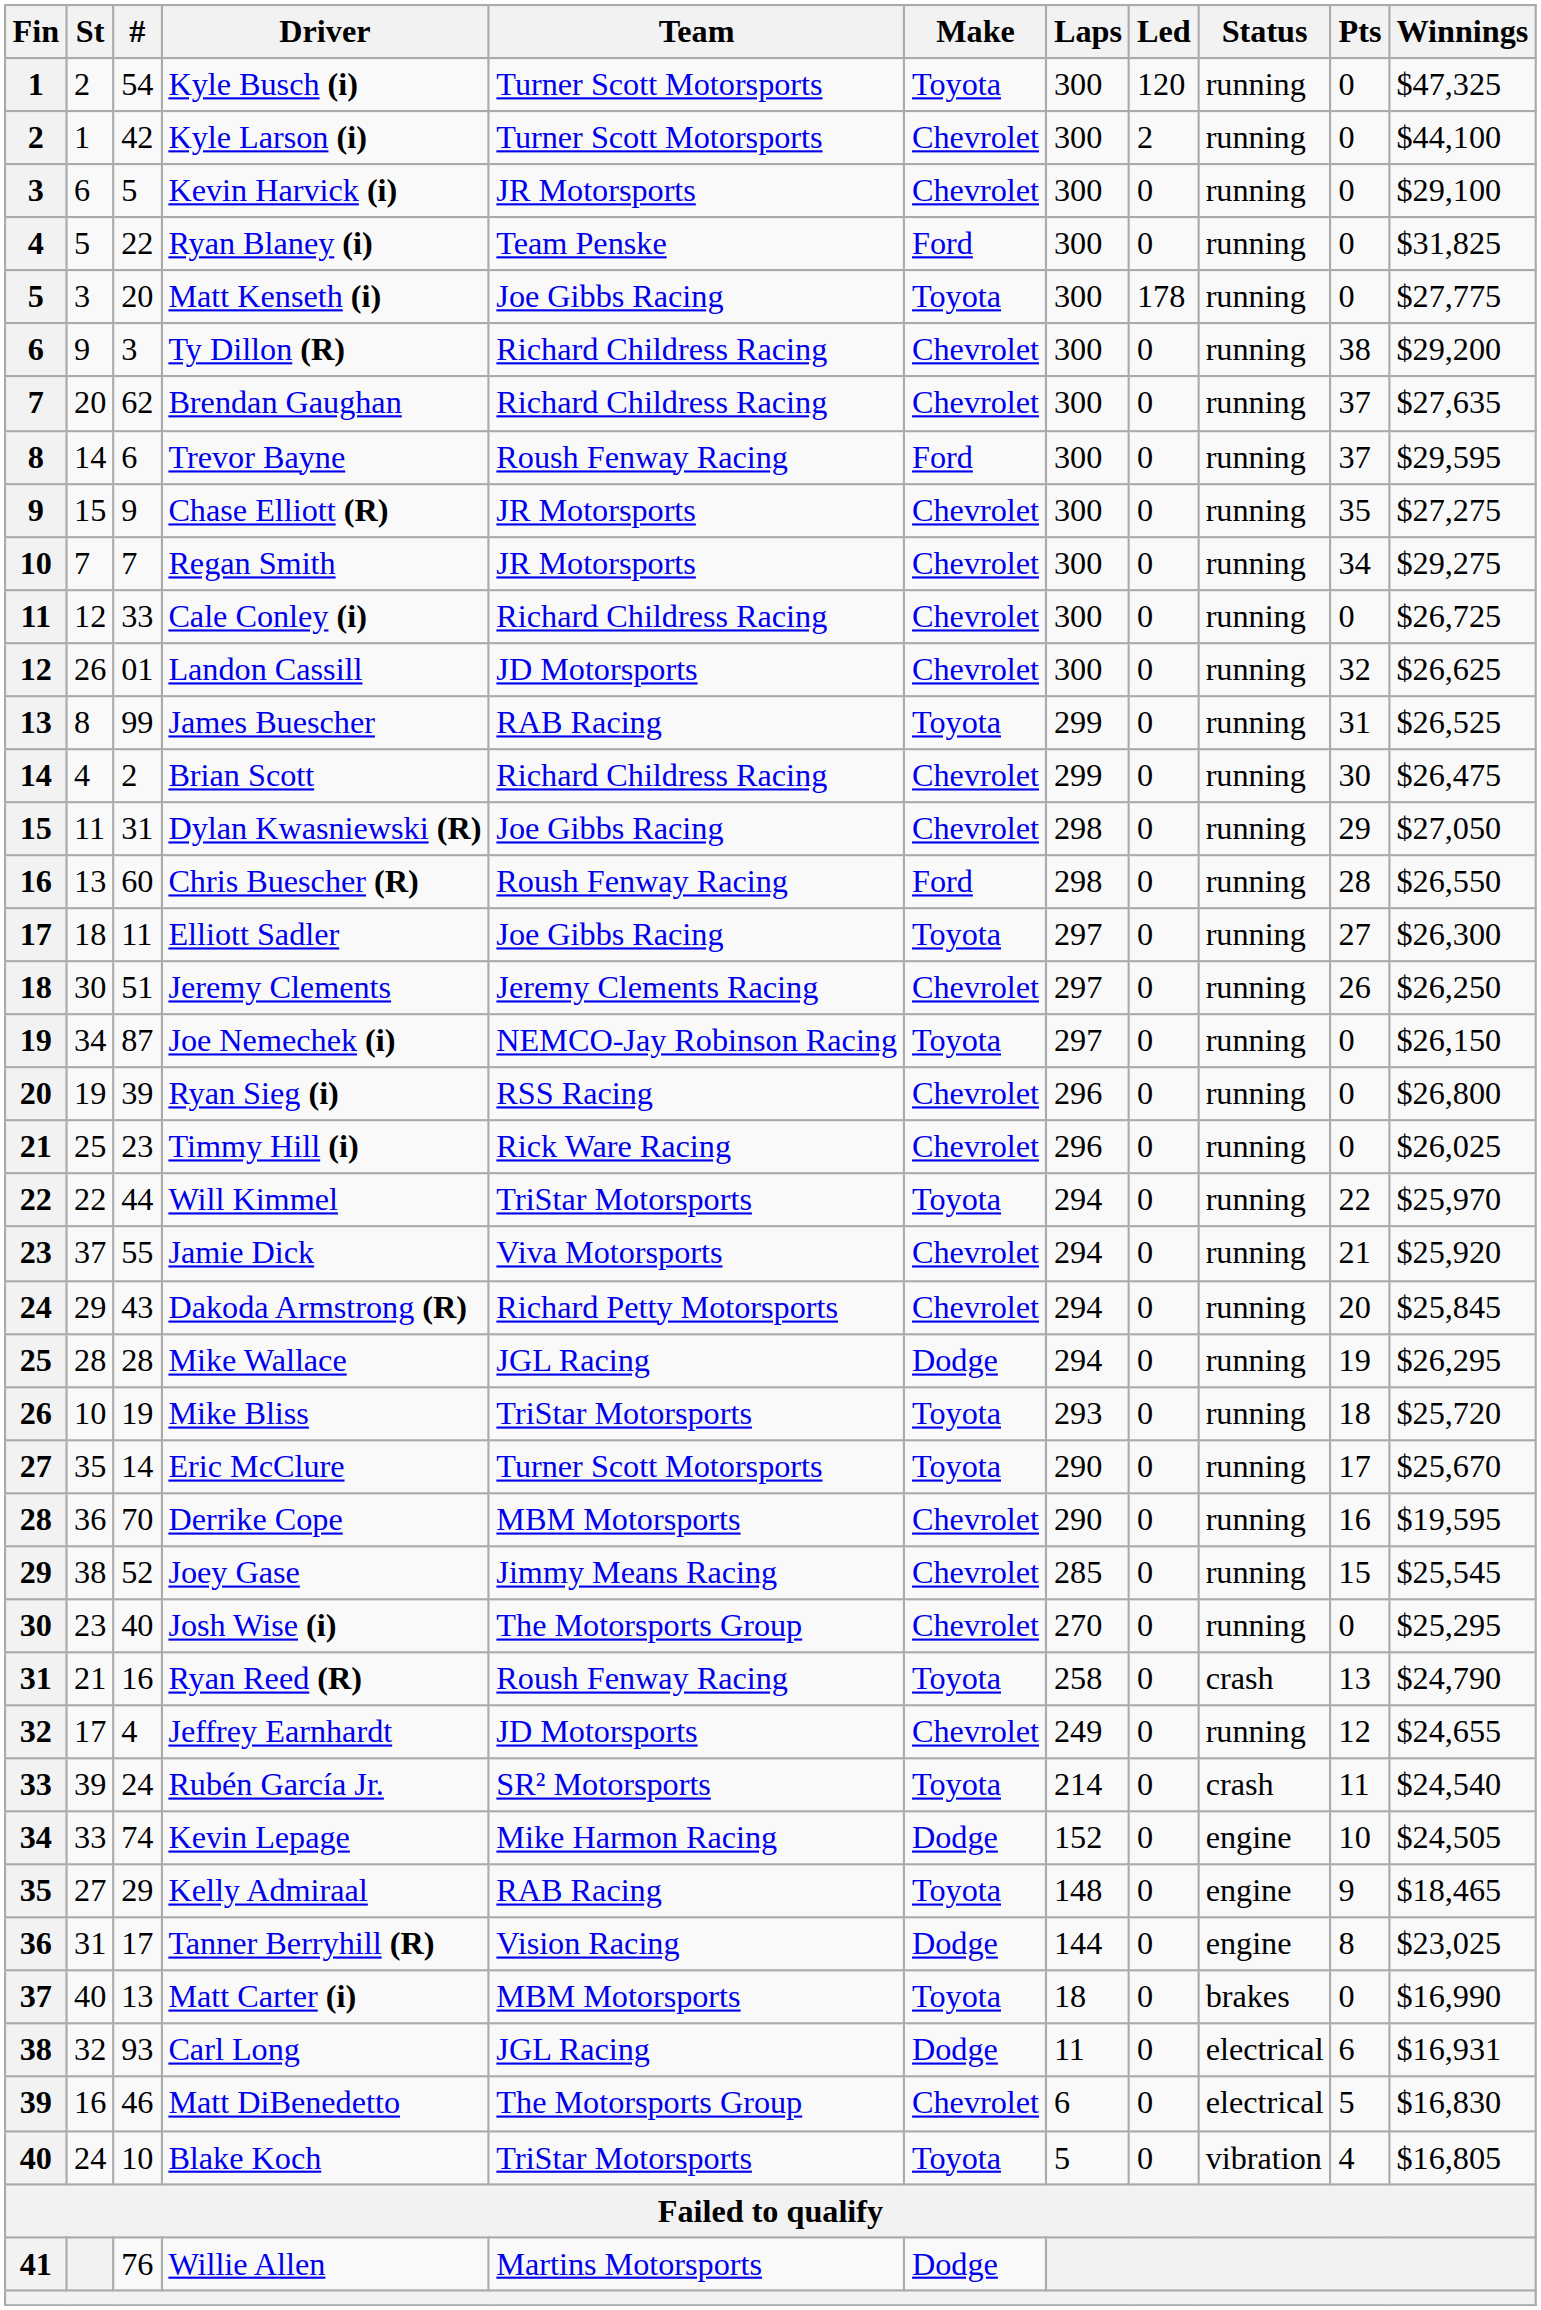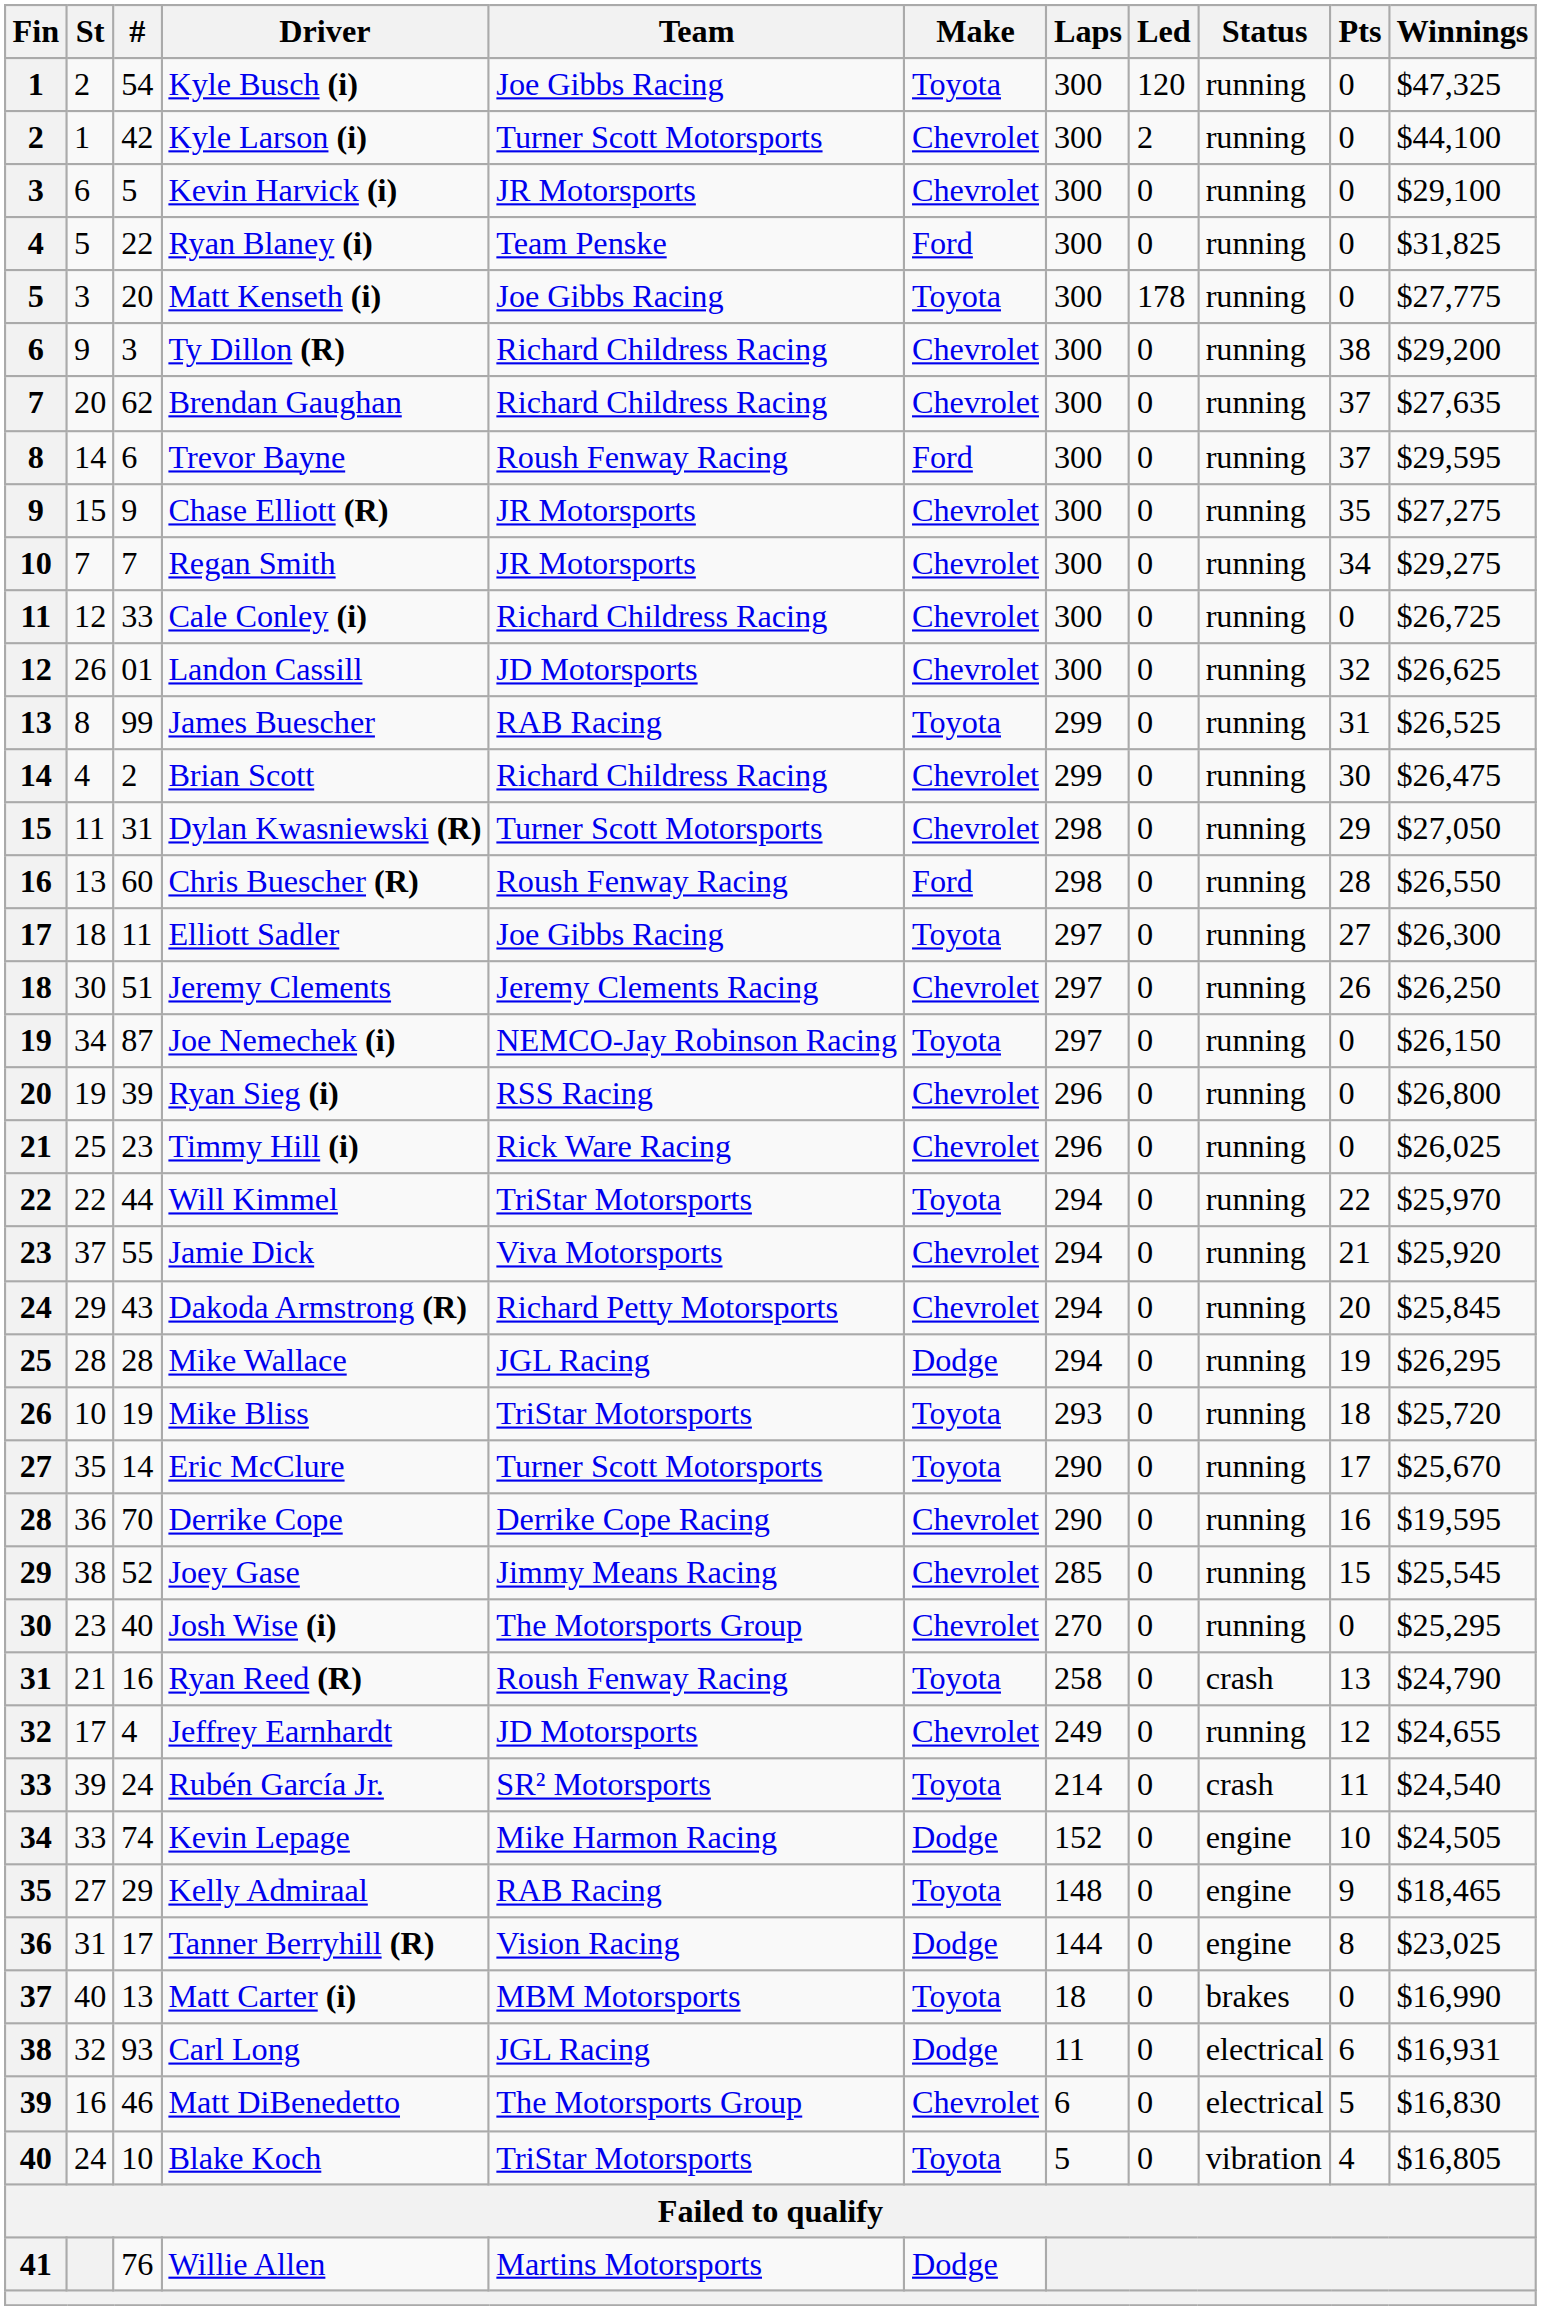(659, 84) Turner Scott Motorsports -> (610, 84) Joe Gibbs Racing
(610, 828) Joe Gibbs Racing -> (659, 828) Turner Scott Motorsports
(618, 1518) MBM Motorsports -> (633, 1518) Derrike Cope Racing
